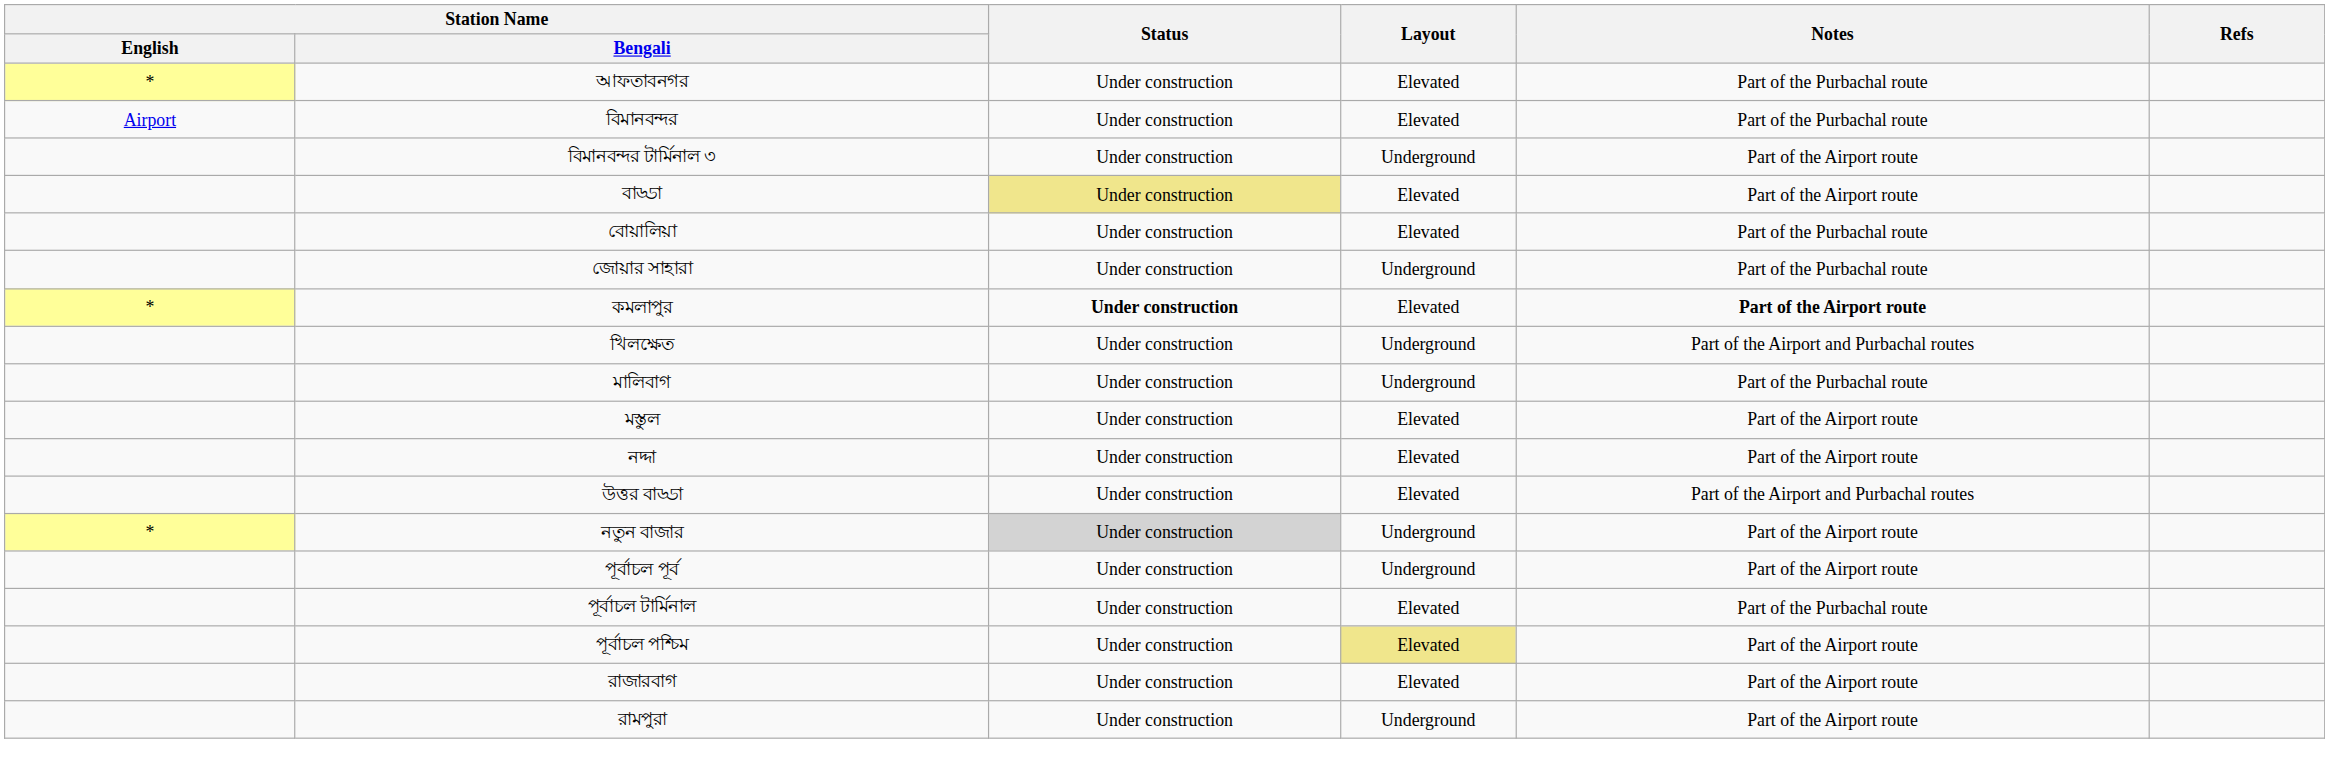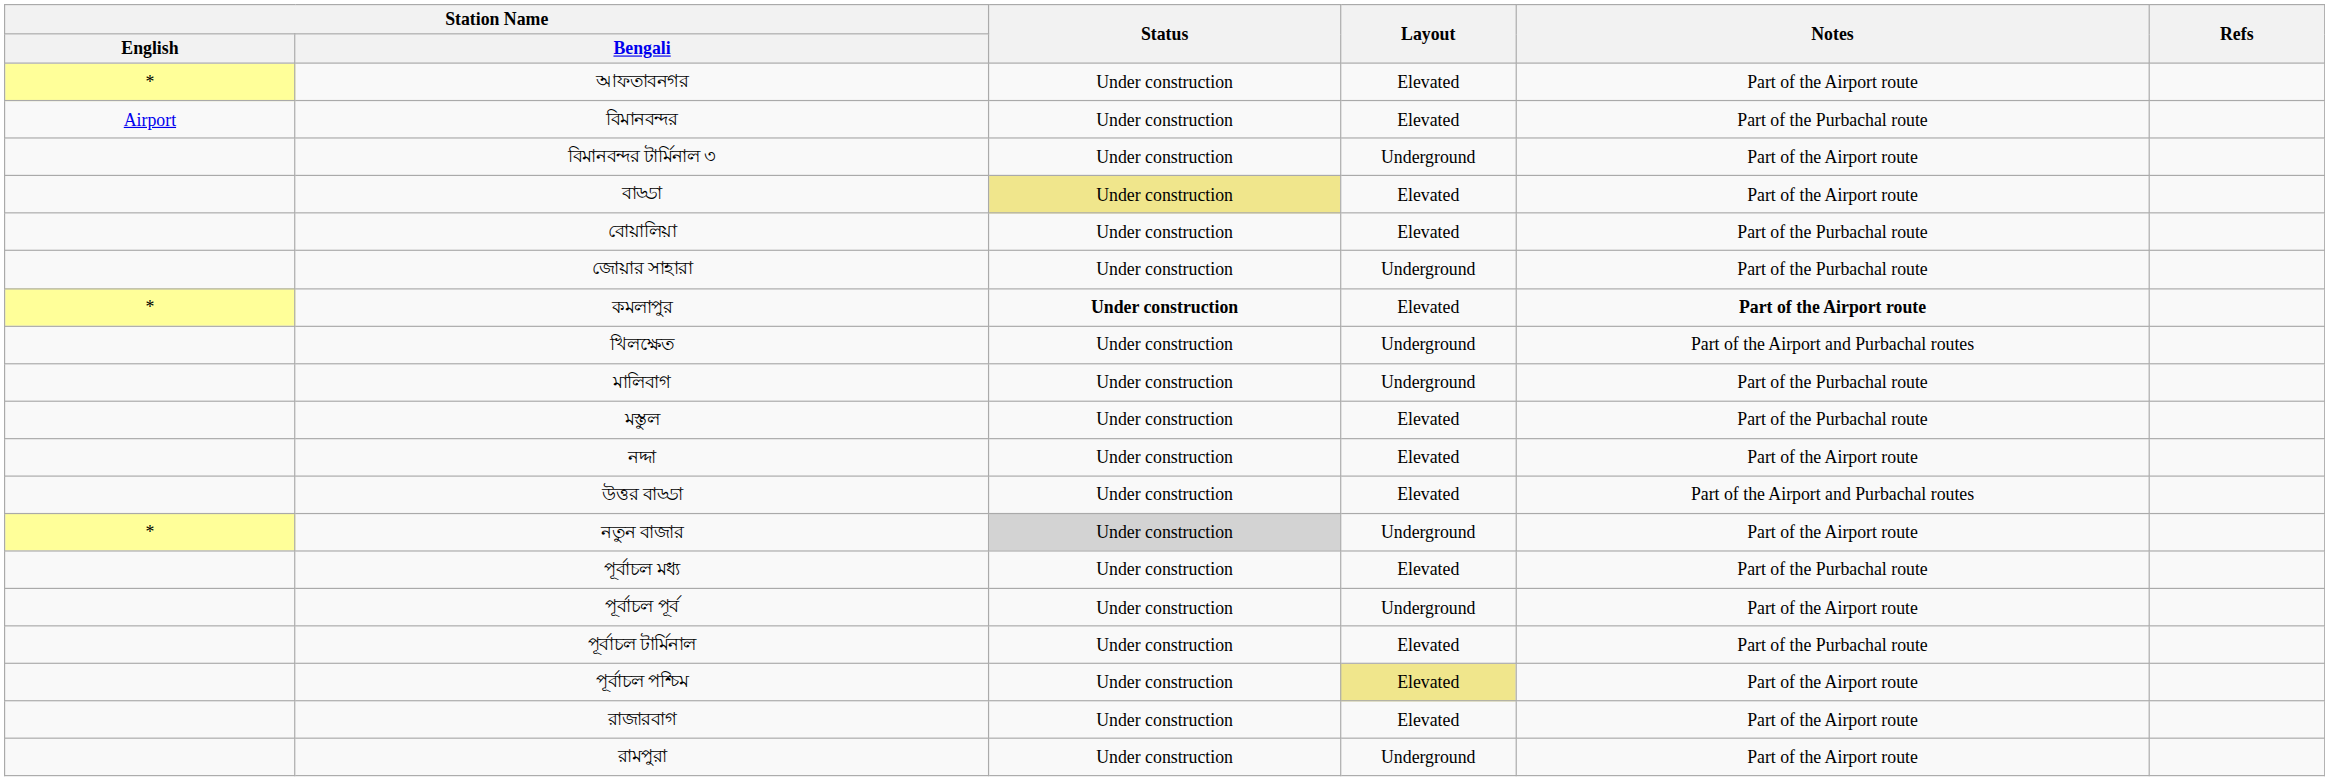(1833, 82) Part of the Purbachal route -> (1833, 82) Part of the Airport route
(1833, 419) Part of the Airport route -> (1833, 419) Part of the Purbachal route
+ row: (642, 569)
